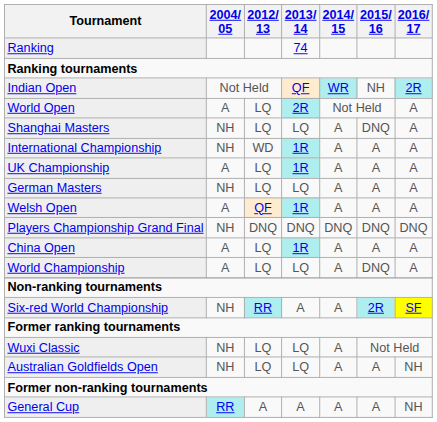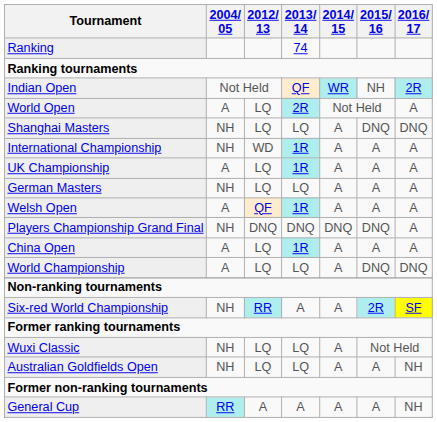(413, 128) A -> (414, 128) DNQ
(414, 227) DNQ -> (413, 227) A
(413, 267) A -> (414, 267) DNQ
